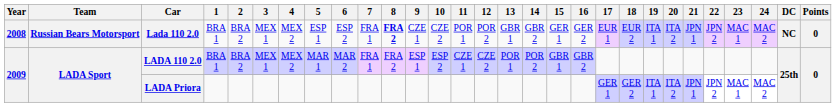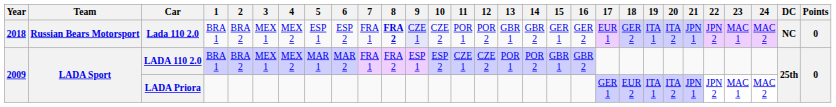(16, 33) 2008 -> (16, 33) 2018
(417, 33) no background -> (417, 33) lavender background
(631, 33) EUR 2 -> (631, 33) GER 2
(631, 88) GER 2 -> (631, 88) EUR 2
